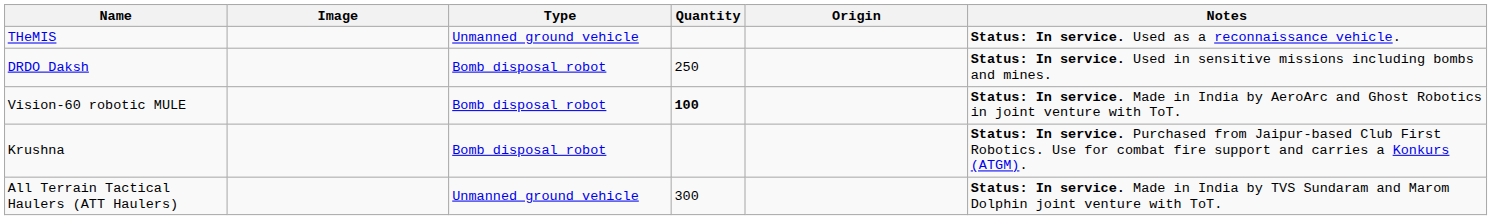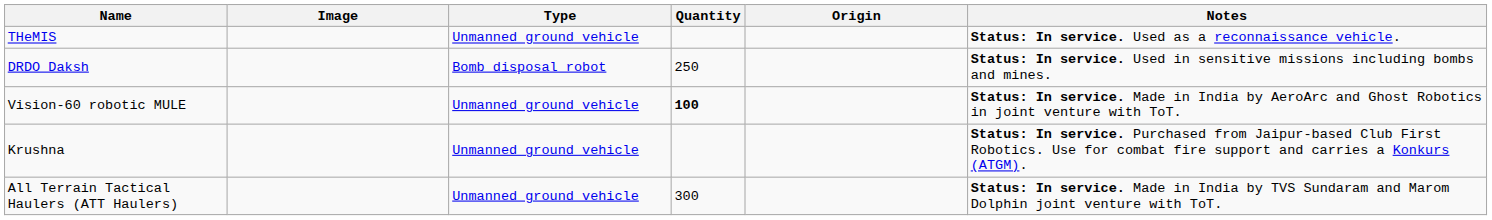(529, 105) Bomb disposal robot -> (546, 105) Unmanned ground vehicle
(529, 150) Bomb disposal robot -> (546, 150) Unmanned ground vehicle
